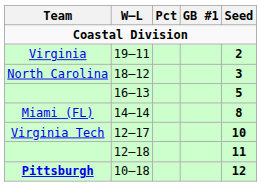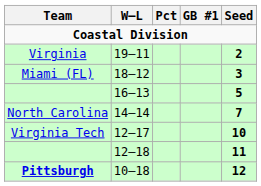(58, 74) North Carolina -> (58, 74) Miami (FL)
(58, 113) Miami (FL) -> (58, 113) North Carolina
(239, 113) 8 -> (239, 113) 7
